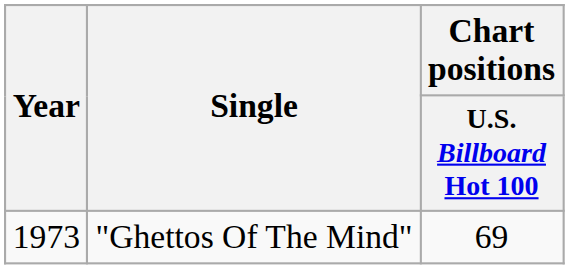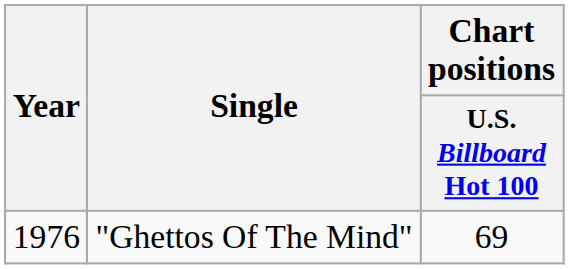(46, 236) 1973 -> (46, 236) 1976
